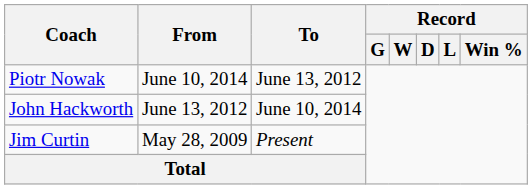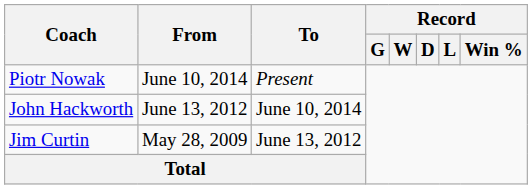(309, 79) June 13, 2012 -> (285, 79) Present
(285, 139) Present -> (309, 139) June 13, 2012
